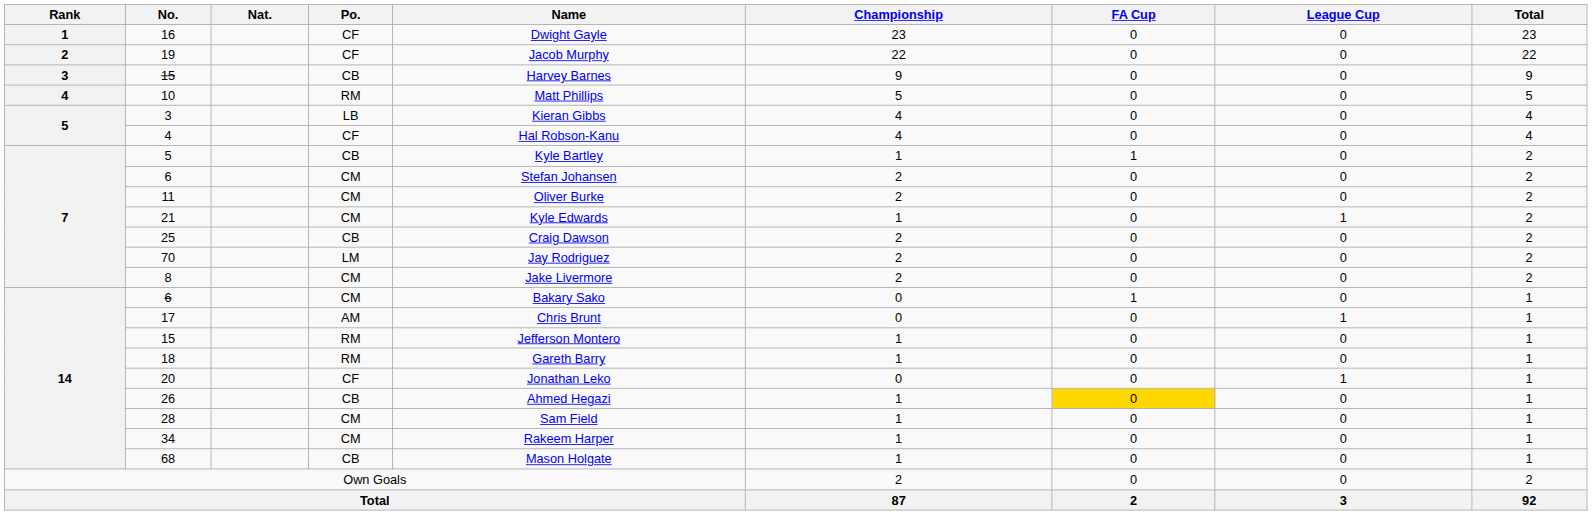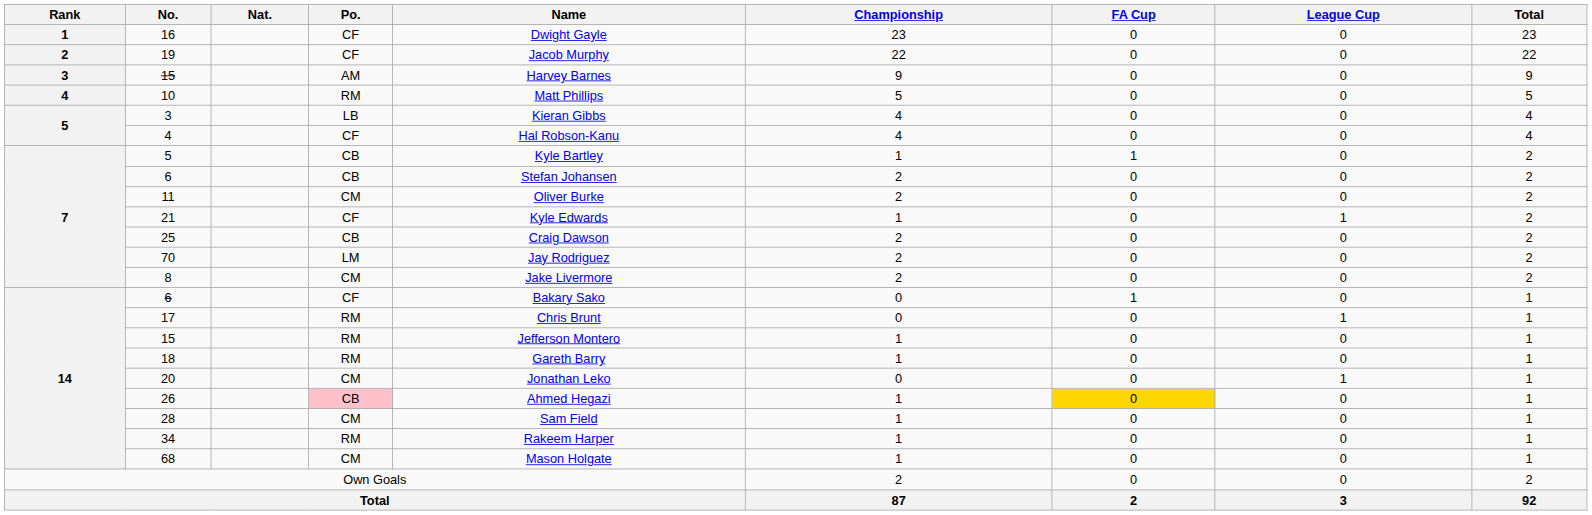(351, 75) CB -> (351, 75) AM
(351, 176) CM -> (351, 176) CB
(351, 217) CM -> (351, 217) CF
(351, 298) CM -> (351, 298) CF
(351, 318) AM -> (351, 318) RM
(351, 379) CF -> (351, 379) CM
(351, 399) no background -> (351, 399) pink background
(351, 439) CM -> (351, 439) RM
(351, 459) CB -> (351, 459) CM
